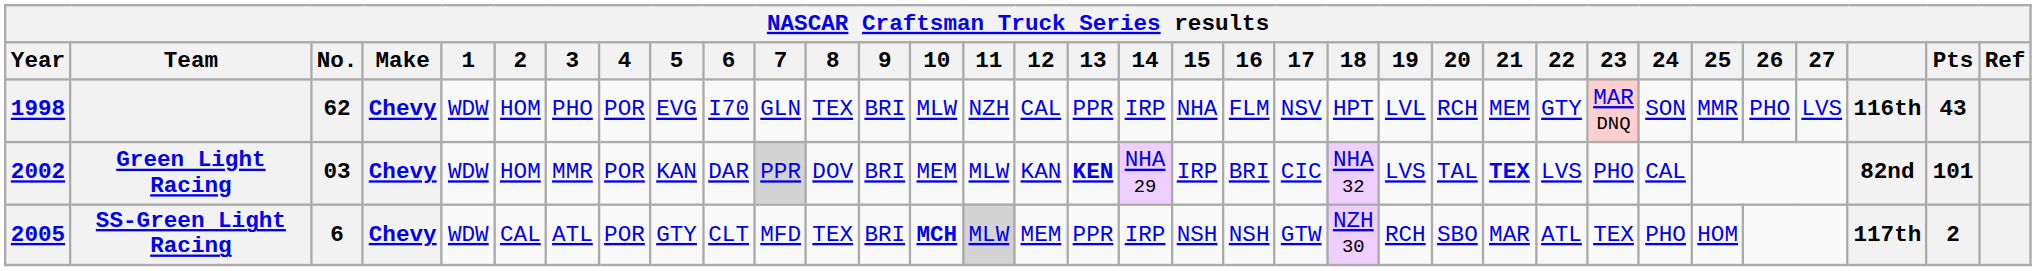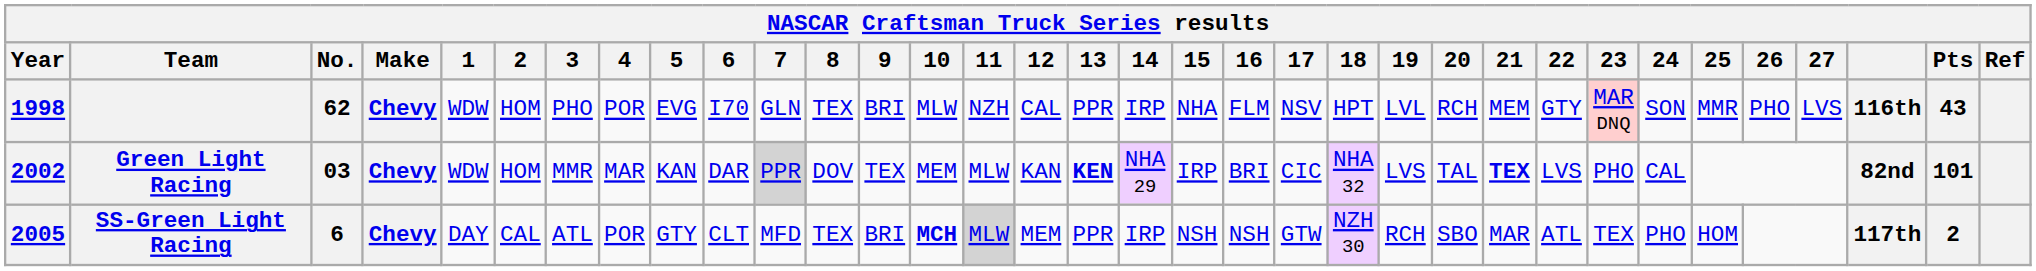(624, 172) POR -> (624, 172) MAR
(885, 172) BRI -> (885, 172) TEX
(468, 234) WDW -> (468, 234) DAY
